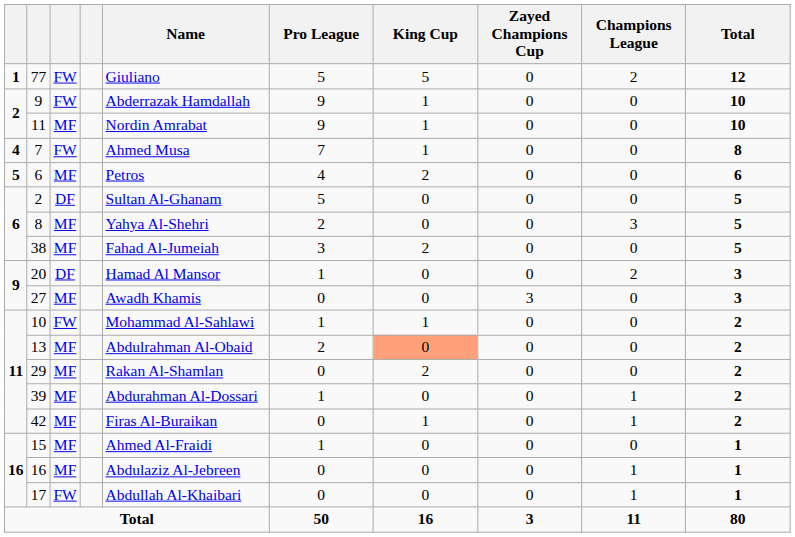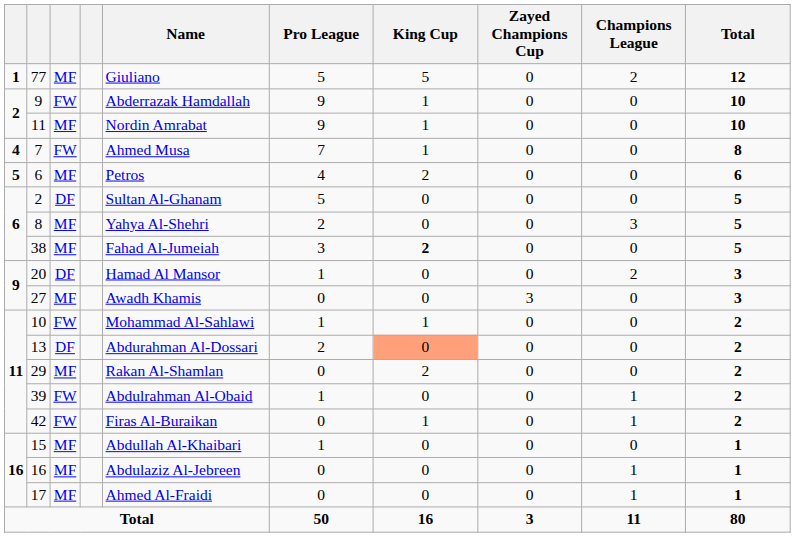(65, 76) FW -> (65, 76) MF
(425, 248) normal -> (425, 248) bold
(65, 347) MF -> (65, 347) DF
(179, 347) Abdulrahman Al-Obaid -> (182, 347) Abdurahman Al-Dossari
(65, 396) MF -> (65, 396) FW
(182, 396) Abdurahman Al-Dossari -> (179, 396) Abdulrahman Al-Obaid
(65, 420) MF -> (65, 420) FW
(159, 445) Ahmed Al-Fraidi -> (173, 445) Abdullah Al-Khaibari
(65, 494) FW -> (65, 494) MF
(173, 494) Abdullah Al-Khaibari -> (159, 494) Ahmed Al-Fraidi
